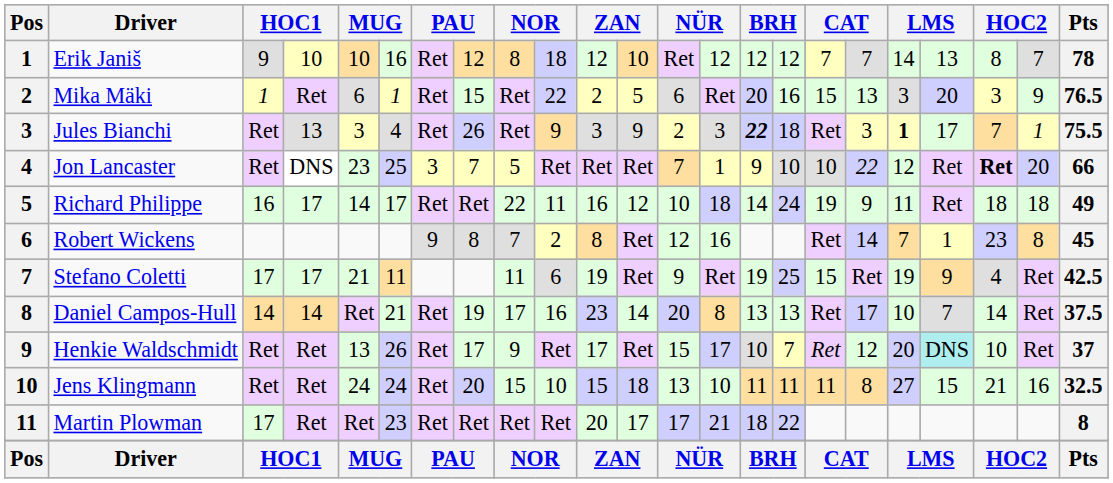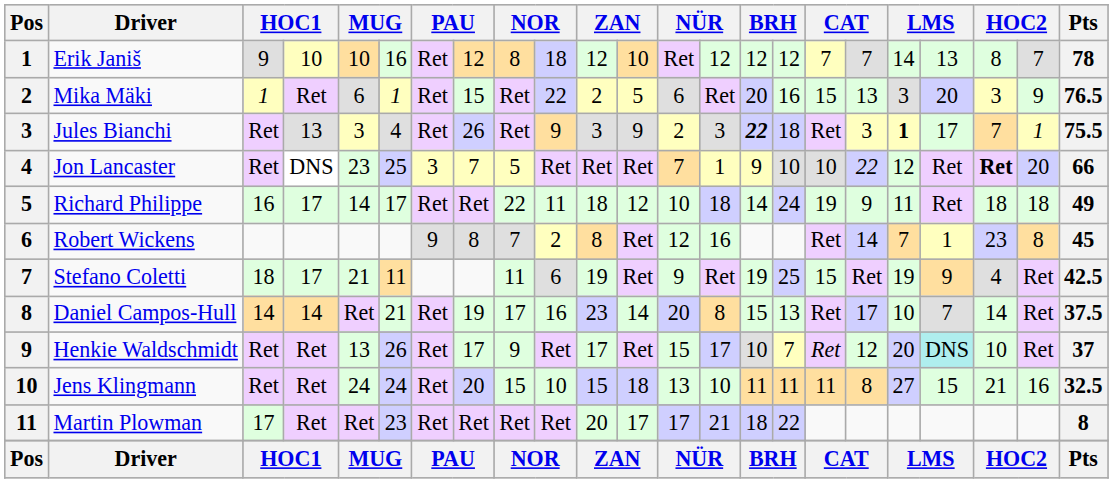(597, 204) 16 -> (597, 204) 18
(264, 276) 17 -> (264, 276) 18
(757, 313) 13 -> (757, 313) 15
